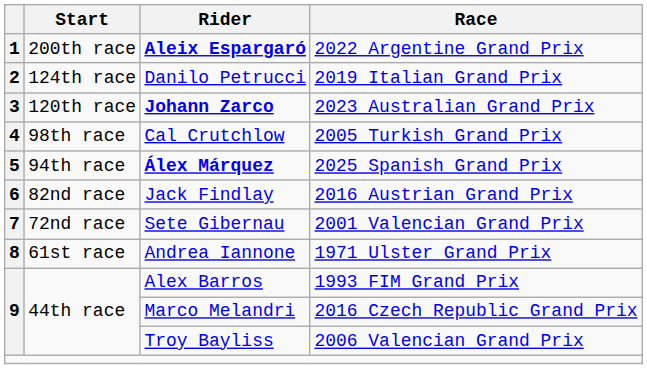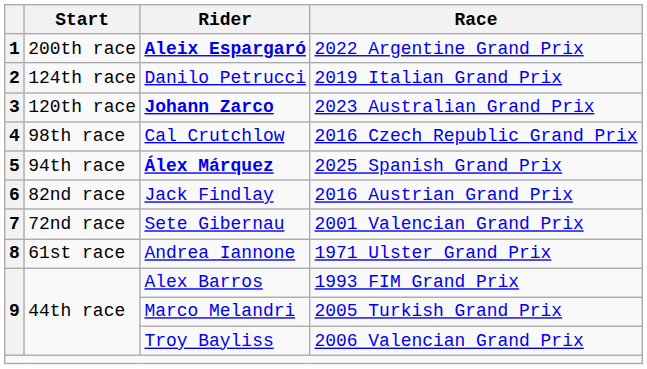(438, 136) 2005 Turkish Grand Prix -> (476, 136) 2016 Czech Republic Grand Prix
(476, 312) 2016 Czech Republic Grand Prix -> (438, 312) 2005 Turkish Grand Prix
